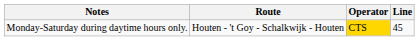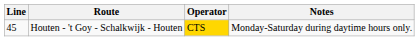columns swapped: (402, 12) <-> (97, 12)
